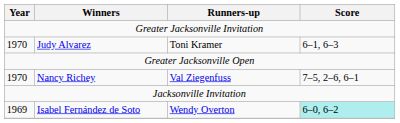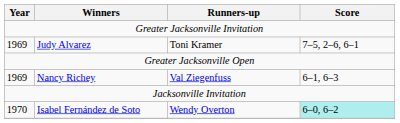(17, 45) 1970 -> (17, 45) 1969
(320, 45) 6–1, 6–3 -> (331, 45) 7–5, 2–6, 6–1
(17, 77) 1970 -> (17, 77) 1969
(331, 77) 7–5, 2–6, 6–1 -> (320, 77) 6–1, 6–3
(17, 110) 1969 -> (17, 110) 1970
